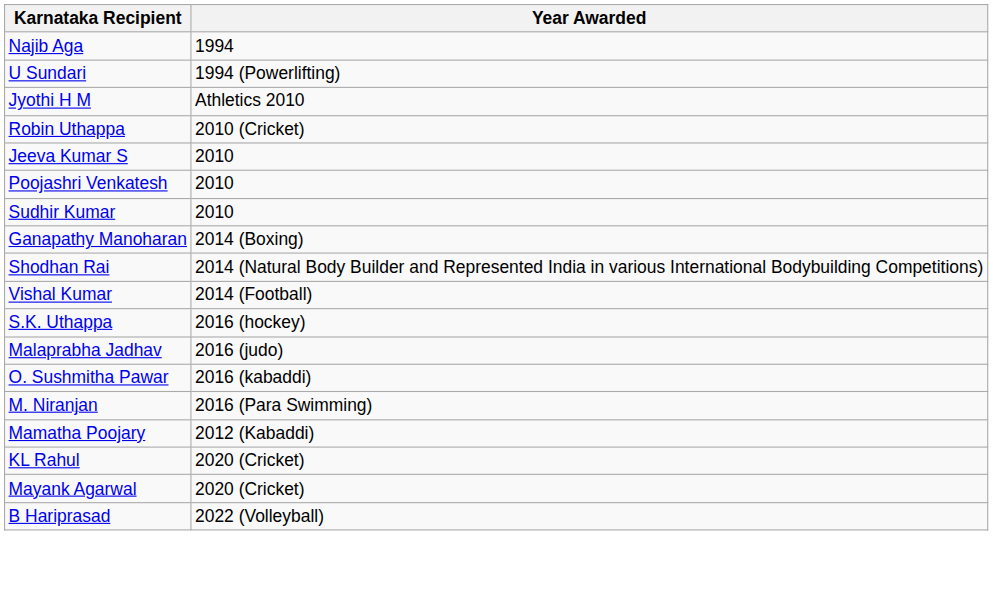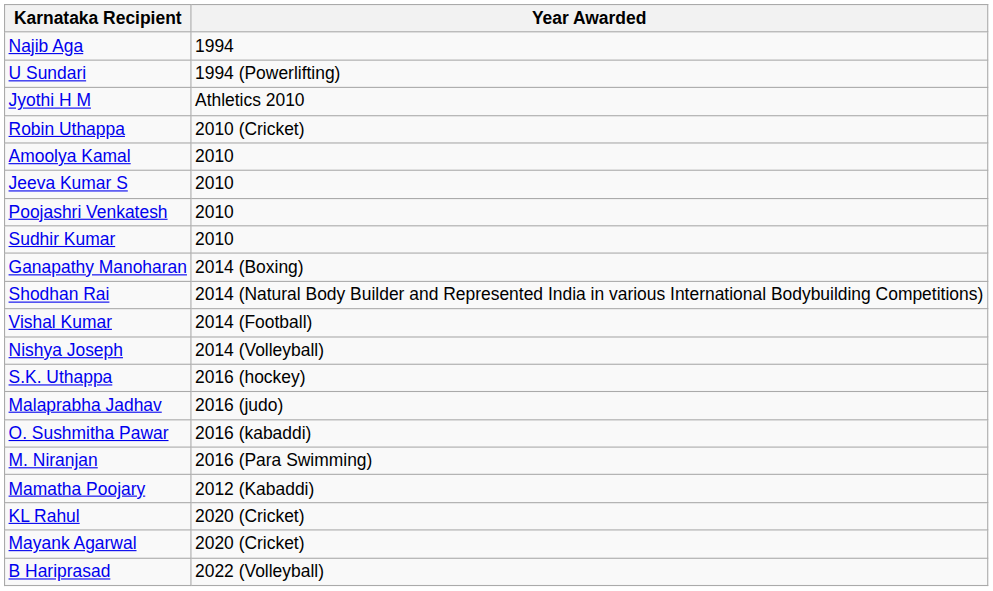+ row: (70, 156)
+ row: (66, 350)
